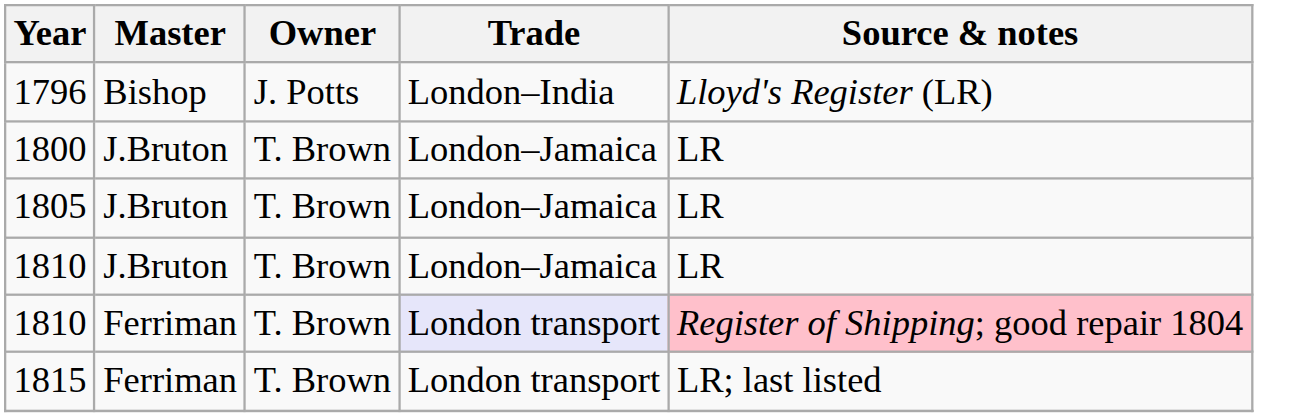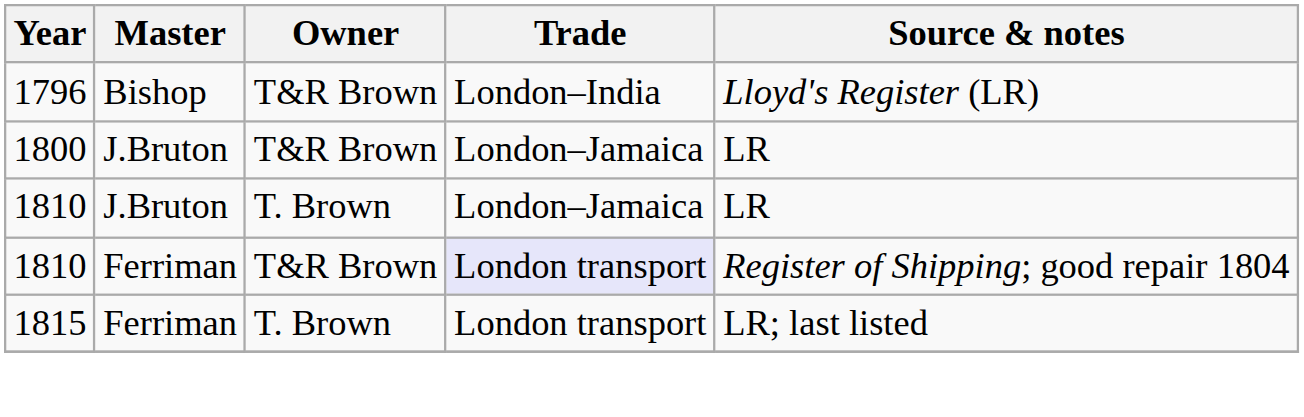(307, 91) J. Potts -> (346, 91) T&R Brown
(322, 149) T. Brown -> (346, 149) T&R Brown
- row: (50, 206)
(322, 322) T. Brown -> (346, 264) T&R Brown
(960, 322) pink background -> (1006, 264) no background
